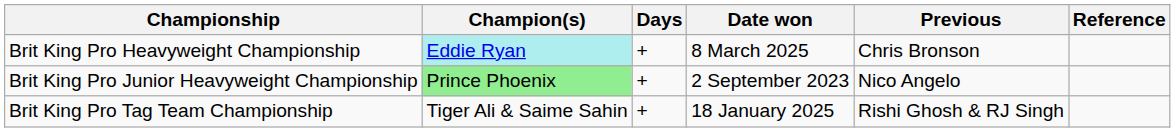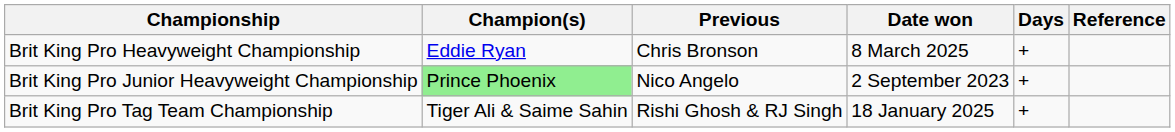columns swapped: (961, 19) <-> (659, 19)
(476, 50) paleturquoise background -> (476, 50) no background
